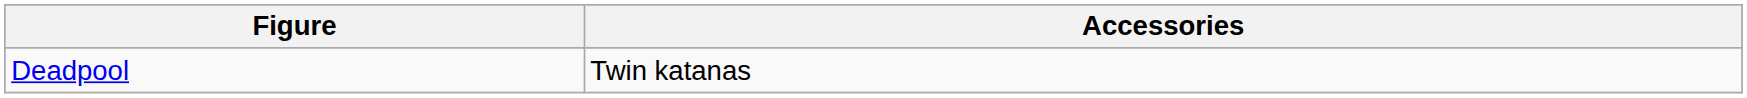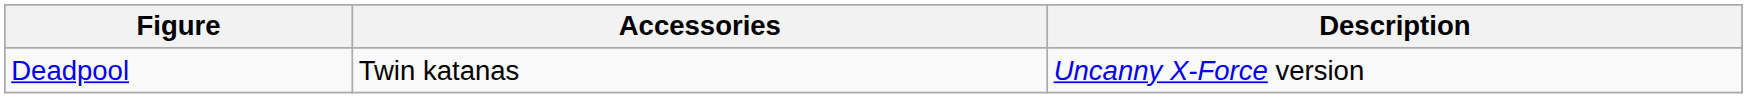+ column: (1395, 26)
